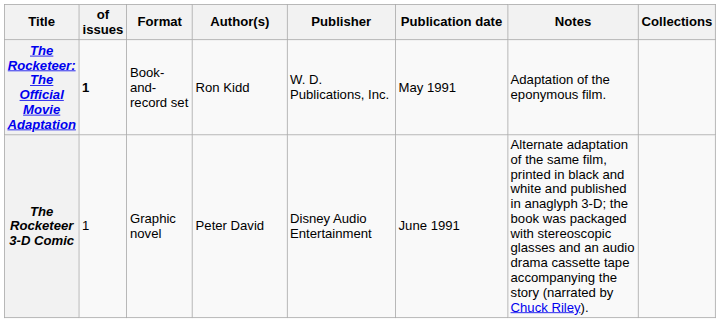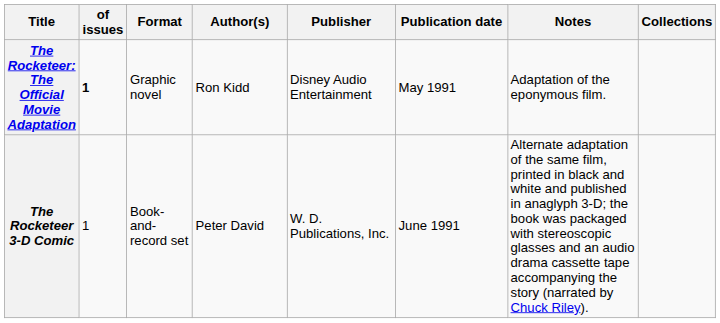(159, 87) Book-and-record set -> (153, 87) Graphic novel
(340, 87) W. D. Publications, Inc. -> (331, 87) Disney Audio Entertainment
(153, 226) Graphic novel -> (159, 226) Book-and-record set
(331, 226) Disney Audio Entertainment -> (340, 226) W. D. Publications, Inc.
